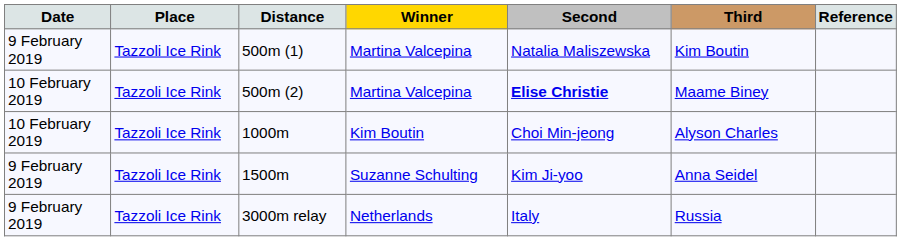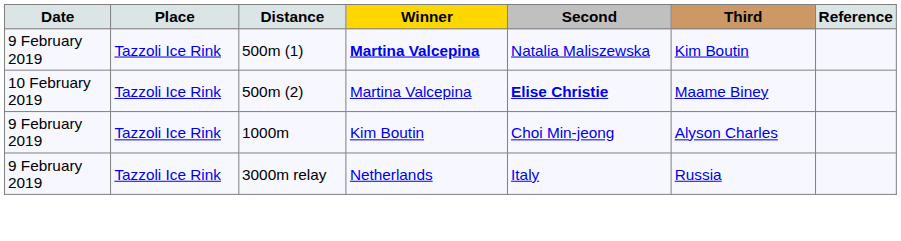(411, 49) normal -> (415, 49) bold
(49, 132) 10 February 2019 -> (45, 132) 9 February 2019
- row: (266, 174)
